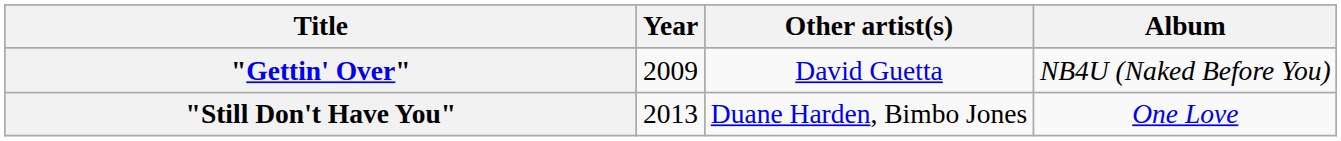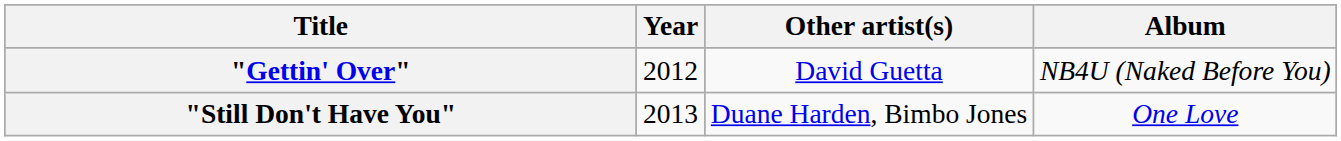(671, 69) 2009 -> (671, 69) 2012
